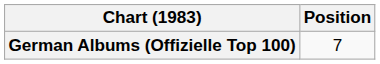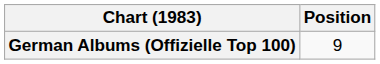(337, 45) 7 -> (337, 45) 9
